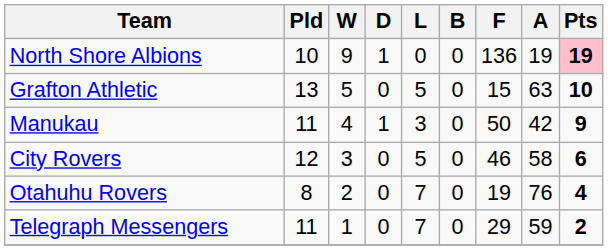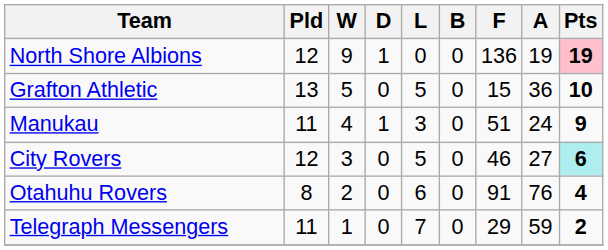(306, 55) 10 -> (306, 55) 12
(540, 90) 63 -> (540, 90) 36
(499, 124) 50 -> (499, 124) 51
(540, 124) 42 -> (540, 124) 24
(540, 158) 58 -> (540, 158) 27
(581, 158) no background -> (581, 158) paleturquoise background
(421, 192) 7 -> (421, 192) 6
(499, 192) 19 -> (499, 192) 91
